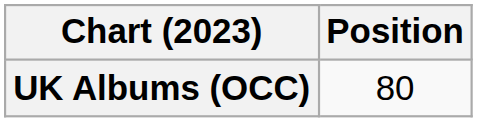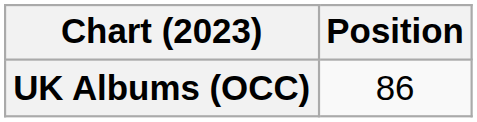(395, 87) 80 -> (395, 87) 86
